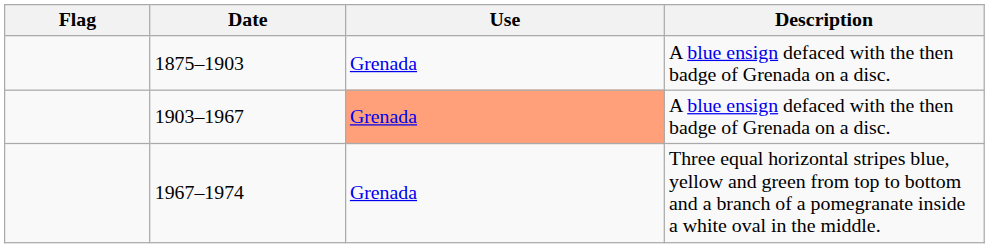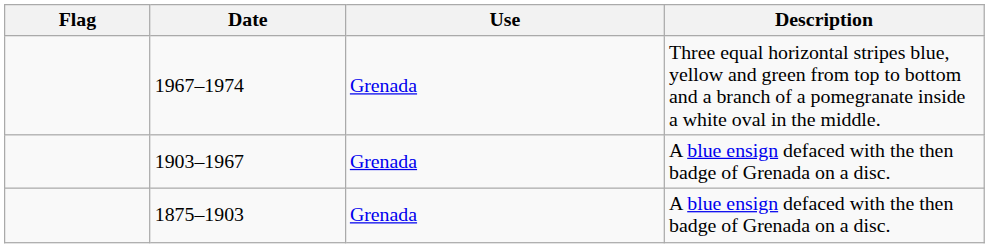rows swapped: (199, 62) <-> (199, 192)
(383, 116) lightsalmon background -> (383, 161) no background
